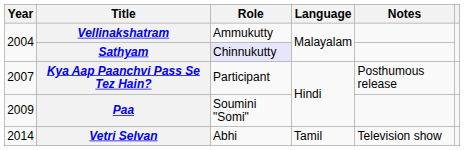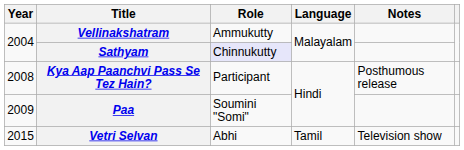(20, 77) 2007 -> (20, 77) 2008
(20, 136) 2014 -> (20, 136) 2015
